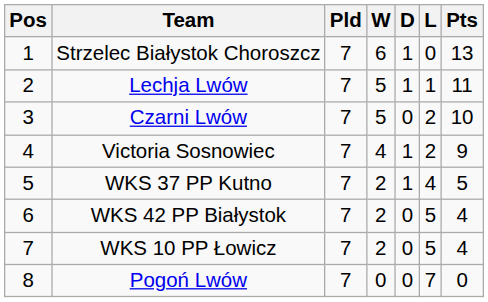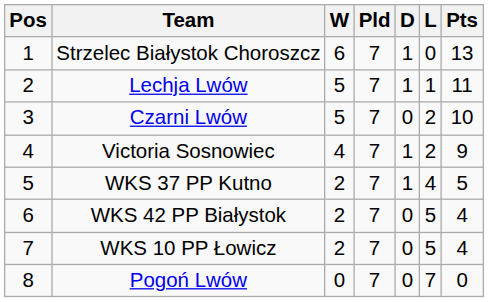columns swapped: (346, 20) <-> (381, 20)
